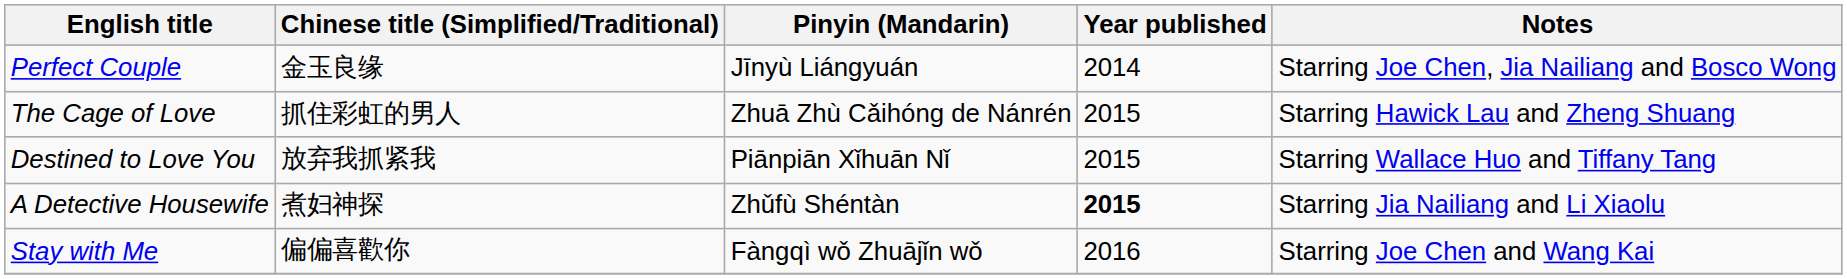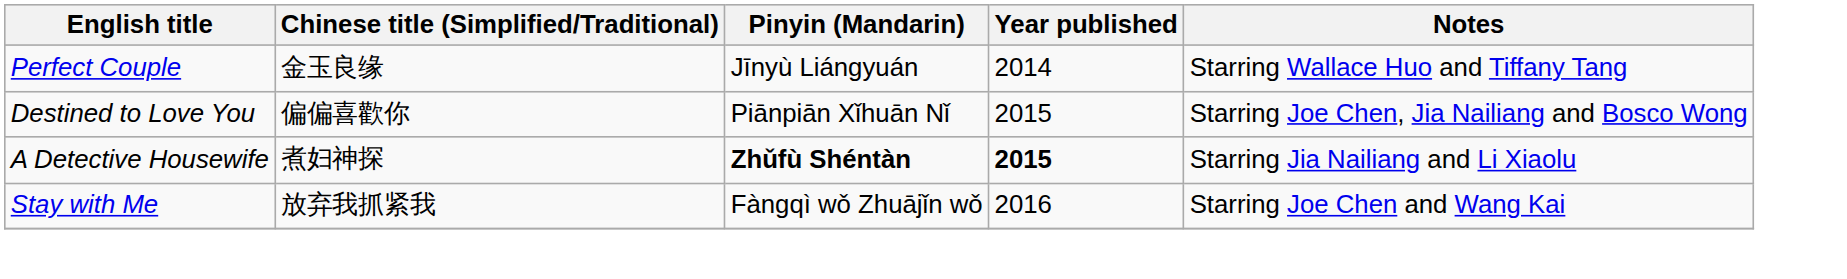(1557, 68) Starring Joe Chen, Jia Nailiang and Bosco Wong -> (1409, 68) Starring Wallace Huo and Tiffany Tang
- row: (113, 113)
(358, 158) 放弃我抓紧我 -> (345, 113) 偏偏喜歡你
(1497, 159) Starring Wallace Huo and Tiffany Tang -> (1469, 113) Starring Joe Chen, Jia Nailiang and Bosco Wong
(815, 205) normal -> (821, 159) bold
(345, 250) 偏偏喜歡你 -> (358, 204) 放弃我抓紧我
